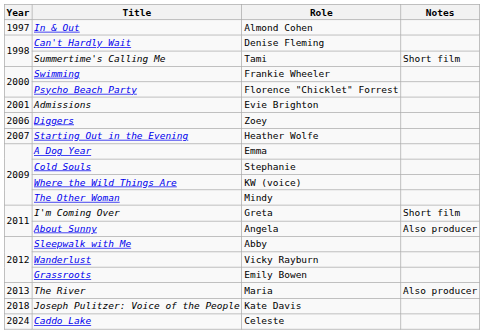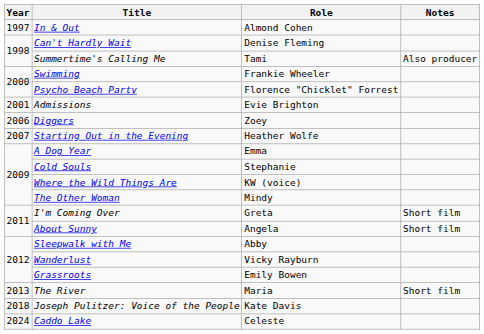(432, 58) Short film -> (440, 58) Also producer
(440, 229) Also producer -> (432, 229) Short film
(440, 291) Also producer -> (432, 291) Short film
